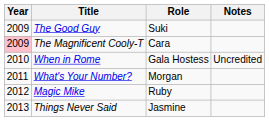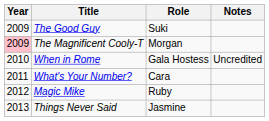(159, 44) Cara -> (165, 44) Morgan
(165, 76) Morgan -> (159, 76) Cara
